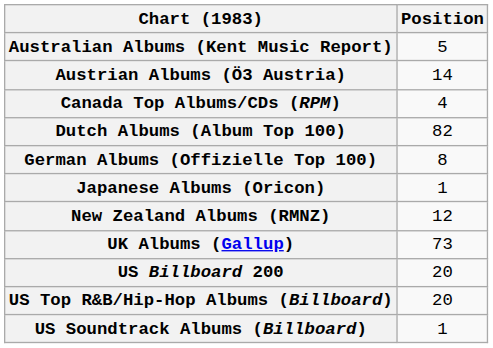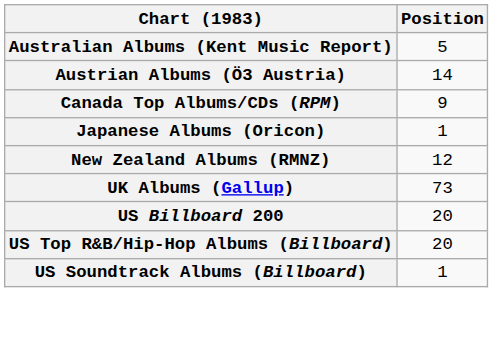(442, 103) 4 -> (442, 103) 9
- row: (201, 131)
- row: (201, 160)
